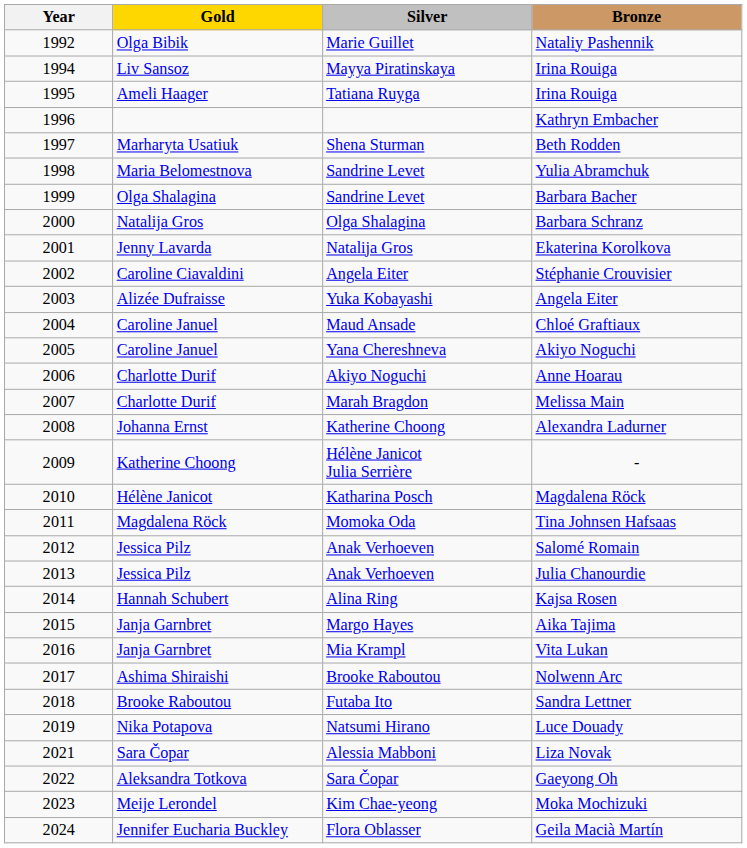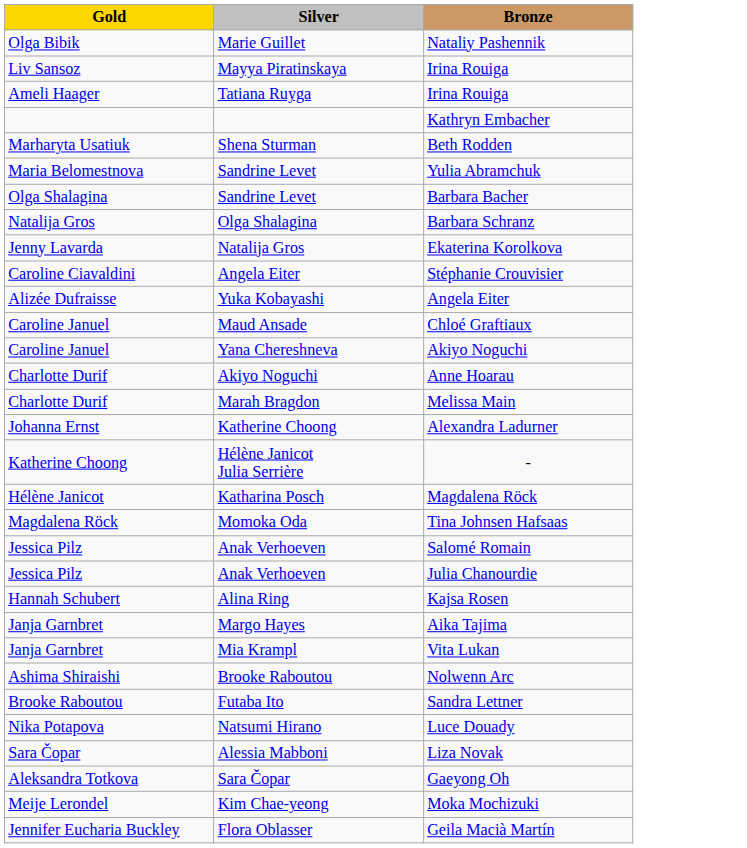- column: (59, 17)
